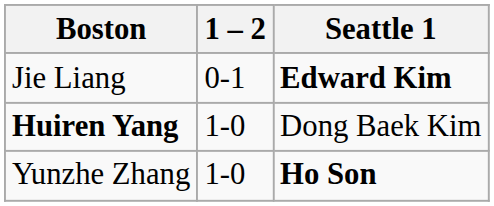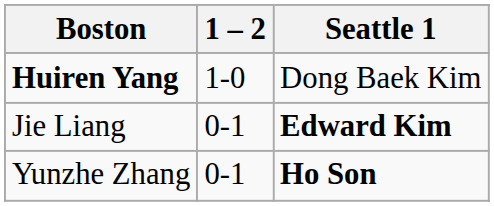rows swapped: (95, 126) <-> (69, 77)
(225, 175) 1-0 -> (225, 175) 0-1
